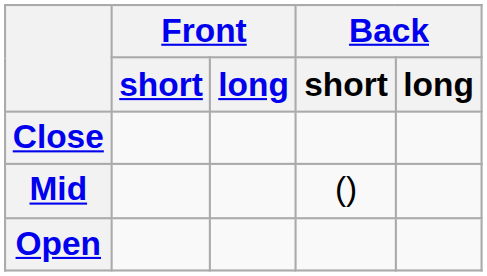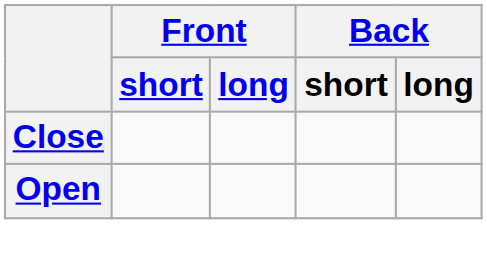- row: (58, 190)
